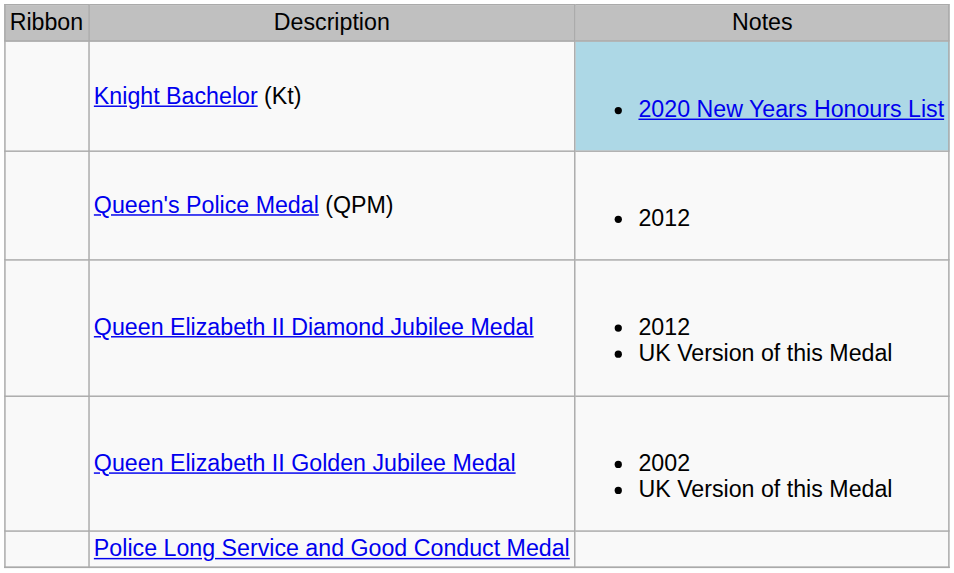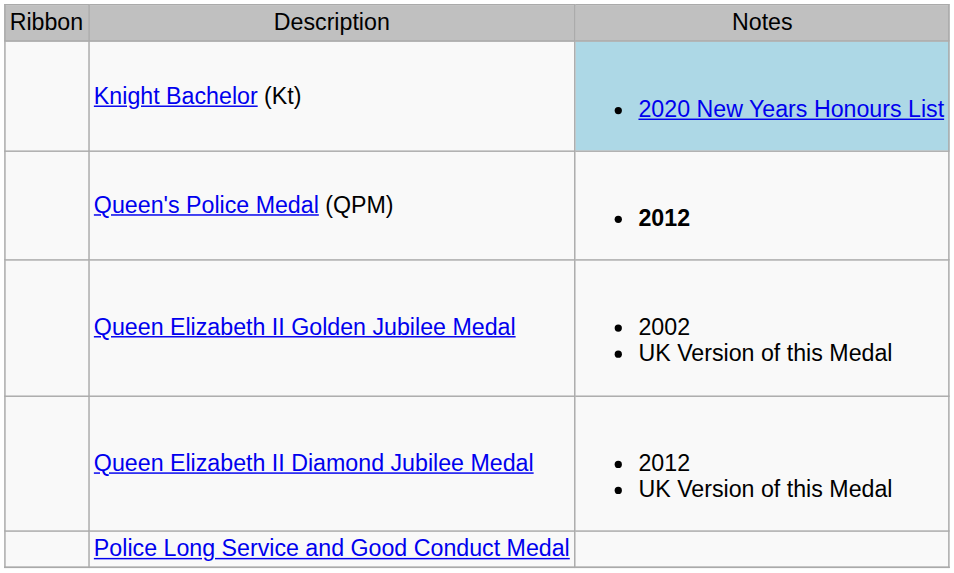(762, 219) normal -> (762, 219) bold
rows swapped: (305, 462) <-> (314, 327)
